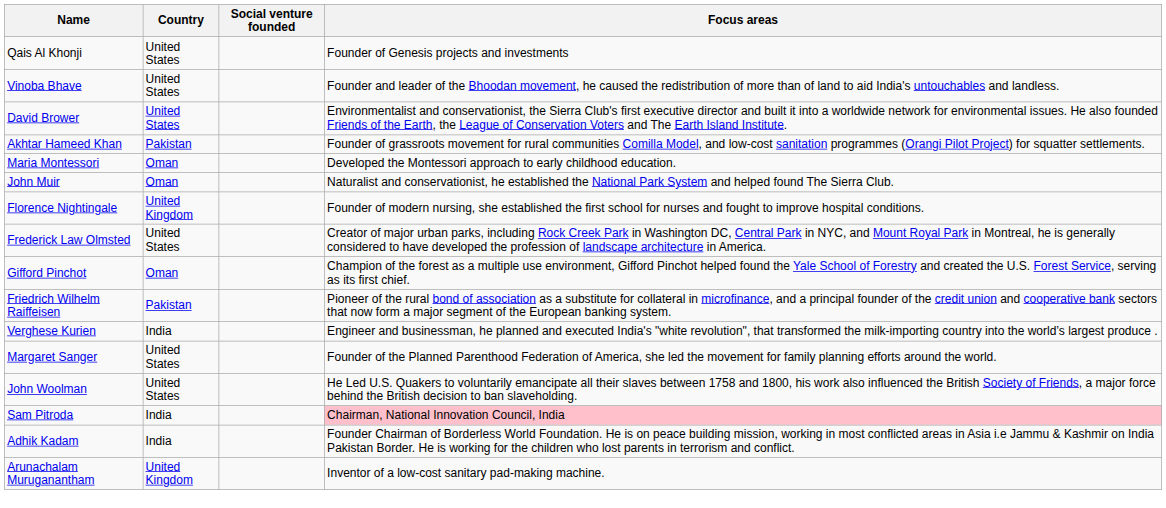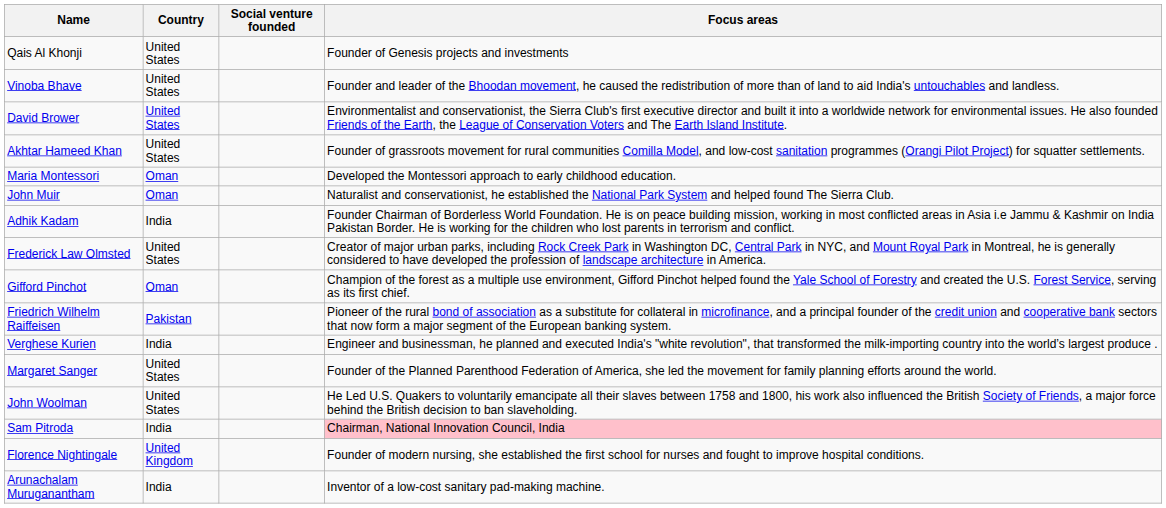(169, 144) Pakistan -> (163, 150) United States
rows swapped: (62, 207) <-> (43, 441)
(169, 473) United Kingdom -> (159, 487) India
